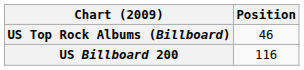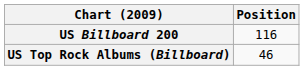rows swapped: (119, 55) <-> (119, 35)
